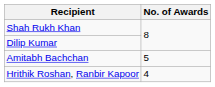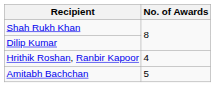rows swapped: (48, 58) <-> (73, 74)
